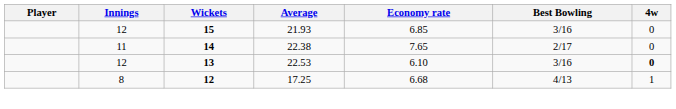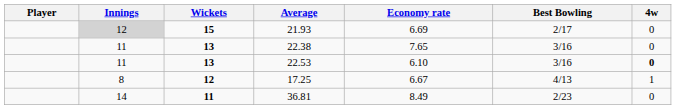(121, 29) no background -> (121, 29) lightgrey background
(419, 29) 6.85 -> (419, 29) 6.69
(562, 29) 3/16 -> (562, 29) 2/17
(209, 46) 14 -> (209, 46) 13
(562, 46) 2/17 -> (562, 46) 3/16
(121, 63) 12 -> (121, 63) 11
(419, 79) 6.68 -> (419, 79) 6.67
+ row: (299, 96)
